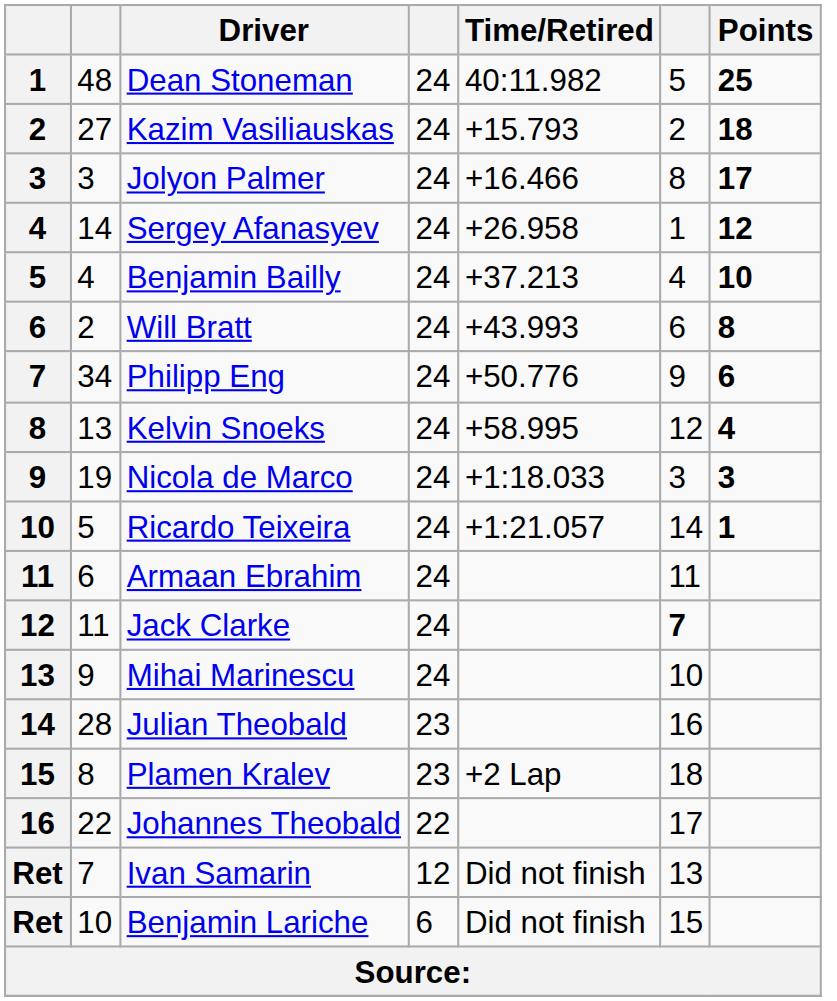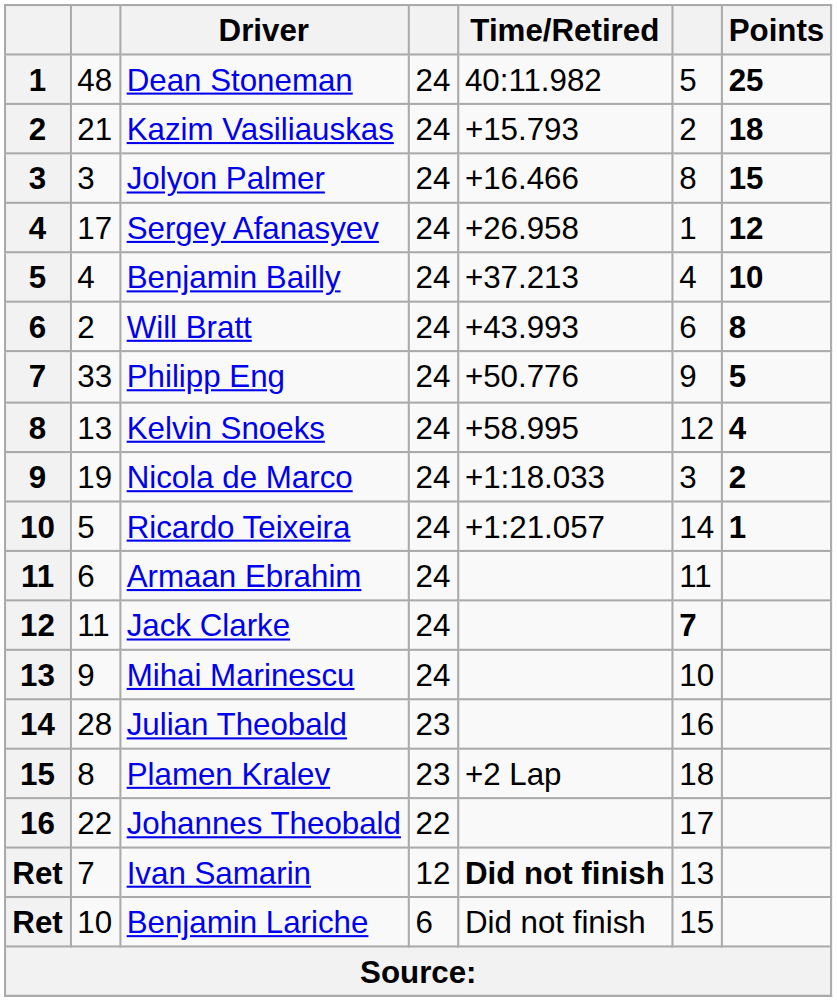(95, 129) 27 -> (95, 129) 21
(735, 179) 17 -> (746, 179) 15
(95, 228) 14 -> (95, 228) 17
(95, 377) 34 -> (95, 377) 33
(726, 377) 6 -> (737, 377) 5
(726, 476) 3 -> (737, 476) 2
(555, 873) normal -> (565, 873) bold
